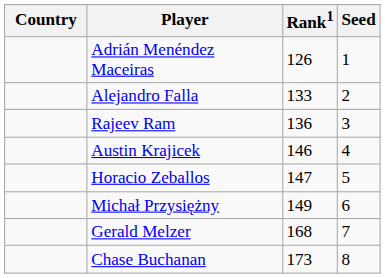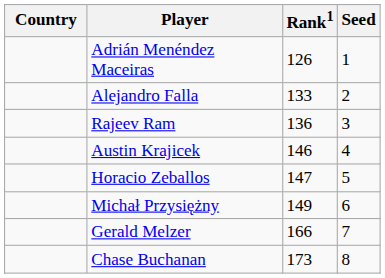(299, 232) 168 -> (299, 232) 166
